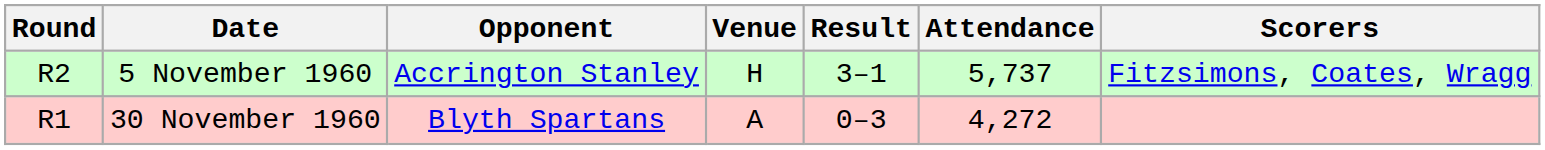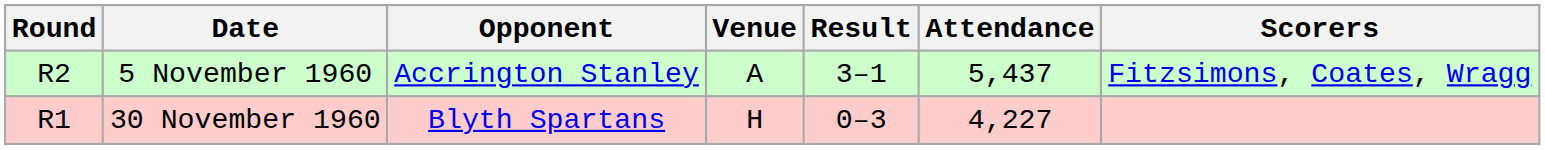(755, 74) H -> (755, 74) A
(1010, 74) 5,737 -> (1010, 74) 5,437
(755, 120) A -> (755, 120) H
(1010, 120) 4,272 -> (1010, 120) 4,227
